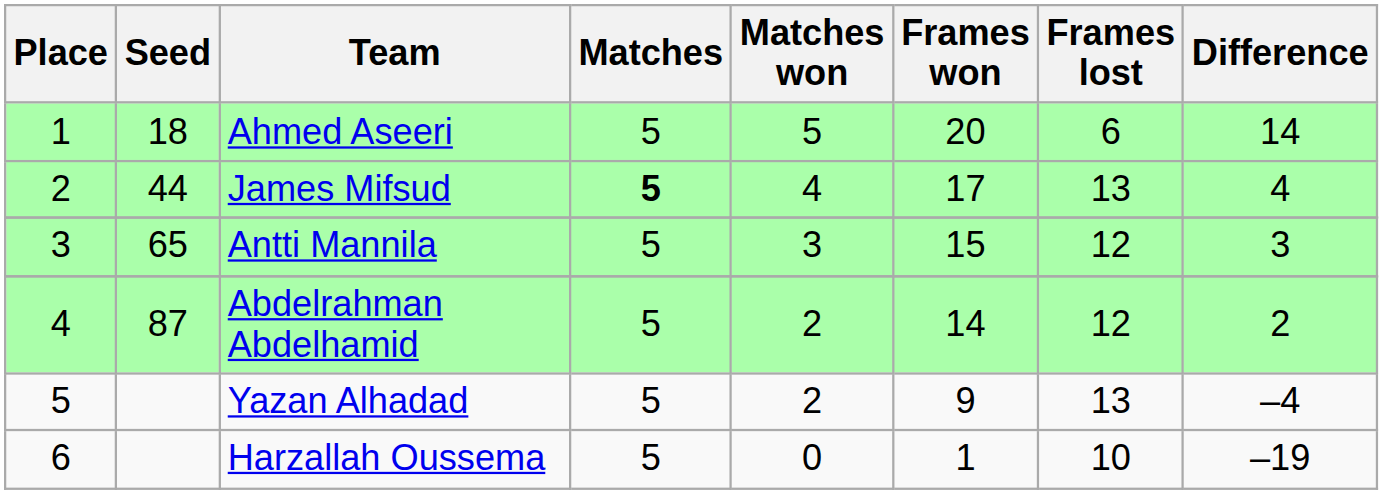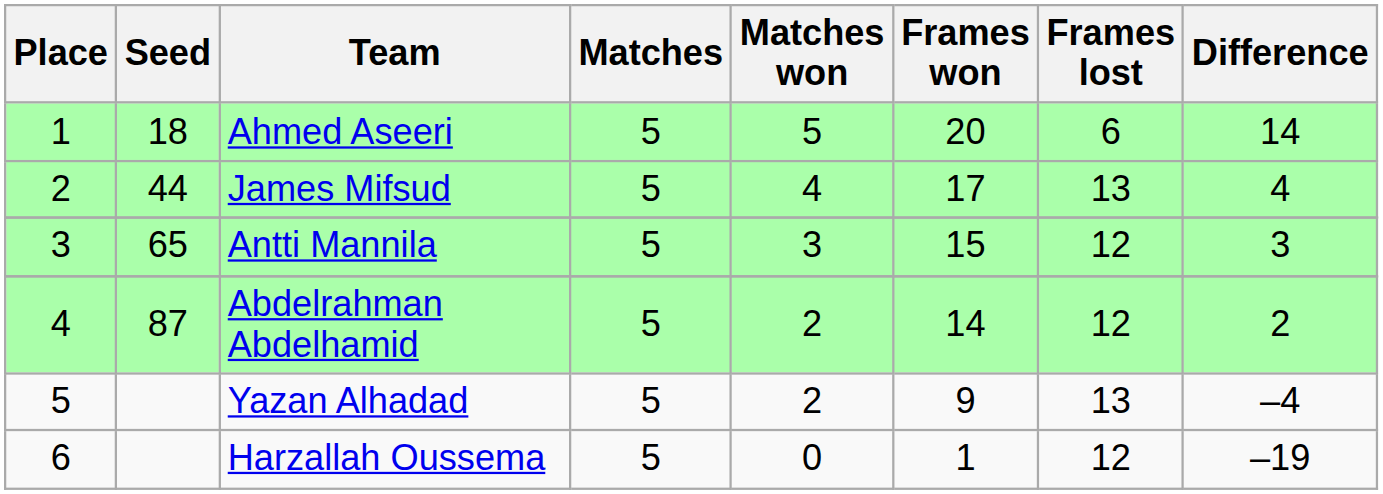(651, 188) bold -> (651, 188) normal
(1111, 458) 10 -> (1111, 458) 12
